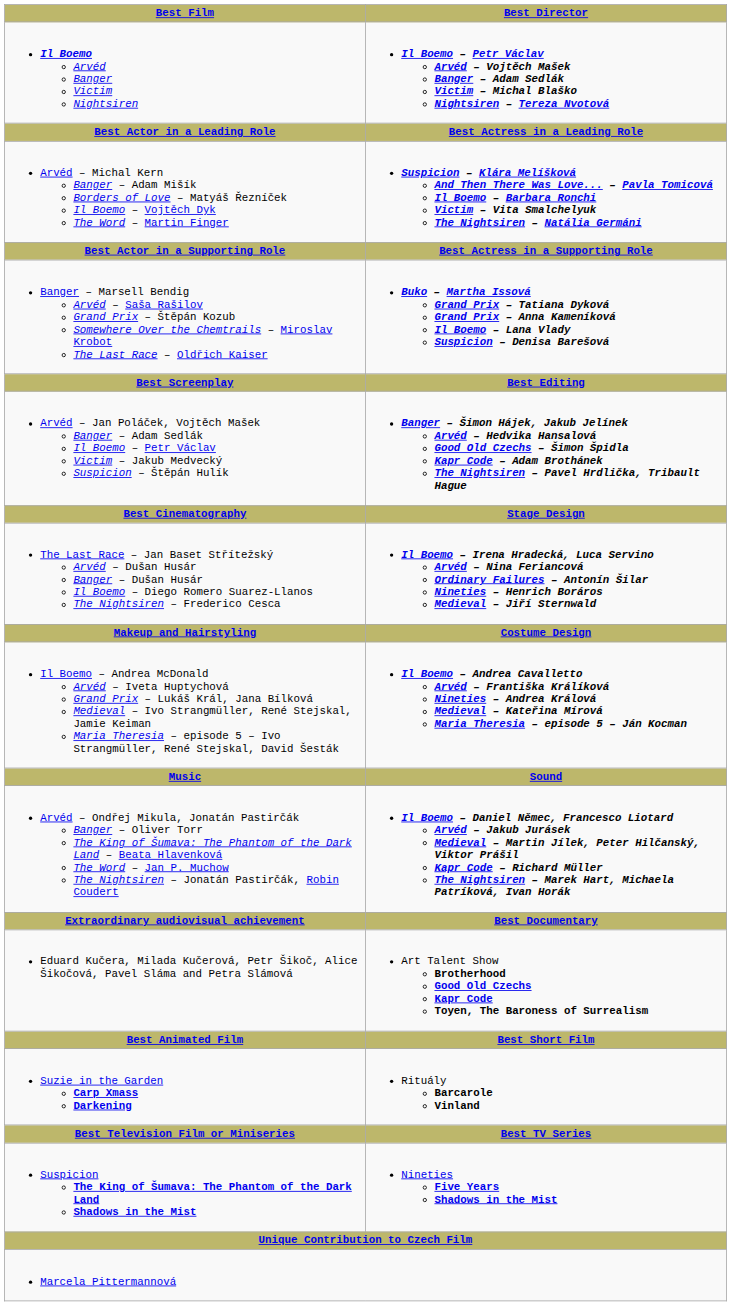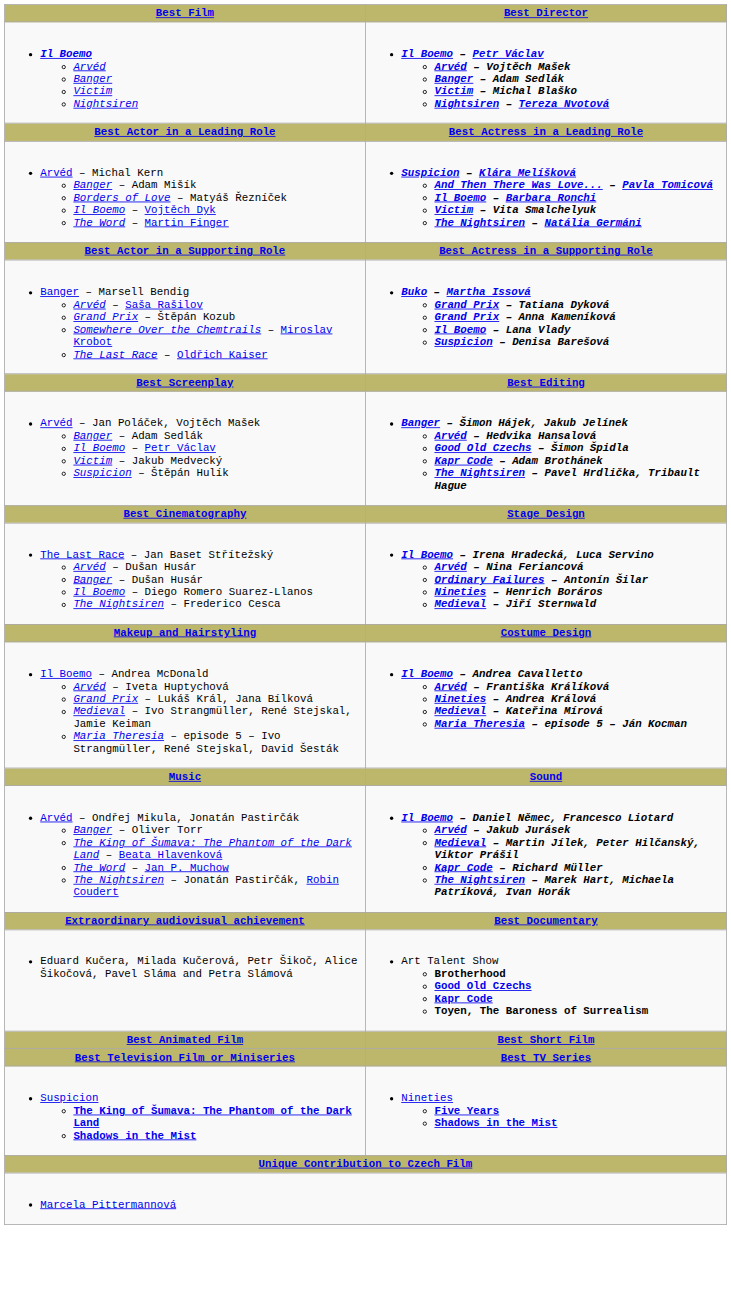- row: (185, 1093)
